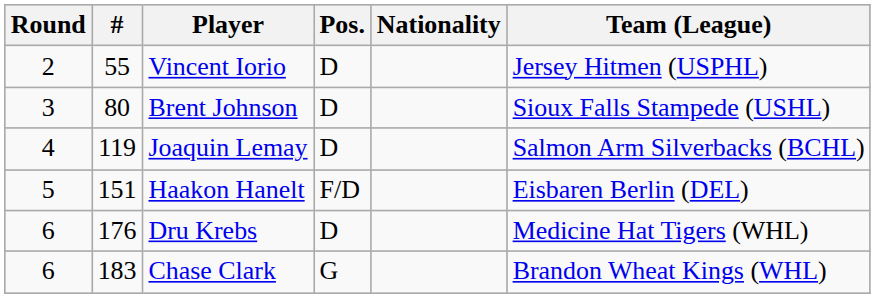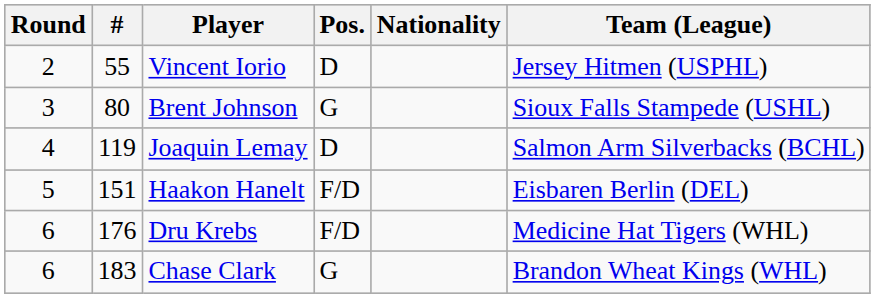(329, 107) D -> (329, 107) G
(329, 230) D -> (340, 230) F/D
